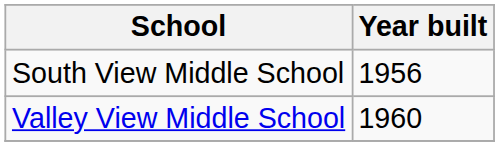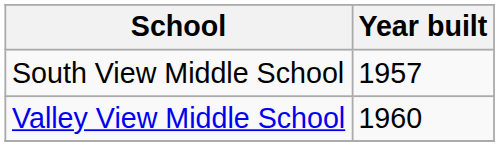(390, 72) 1956 -> (390, 72) 1957
